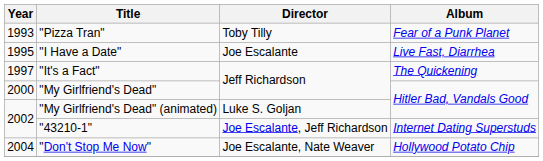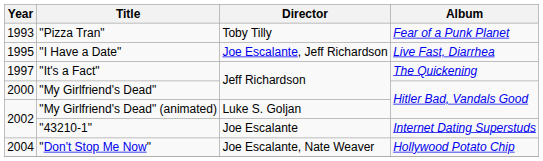(260, 52) Joe Escalante -> (305, 52) Joe Escalante, Jeff Richardson
(305, 128) Joe Escalante, Jeff Richardson -> (260, 128) Joe Escalante
